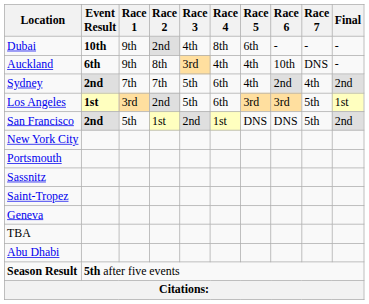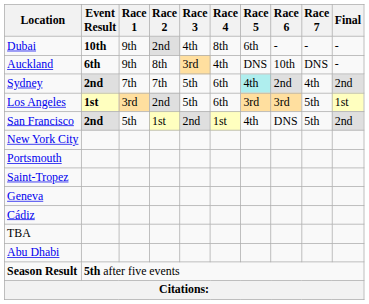(251, 64) 4th -> (255, 64) DNS
(251, 83) no background -> (251, 83) paleturquoise background
(255, 121) DNS -> (251, 121) 4th
- row: (27, 177)
+ row: (21, 214)
